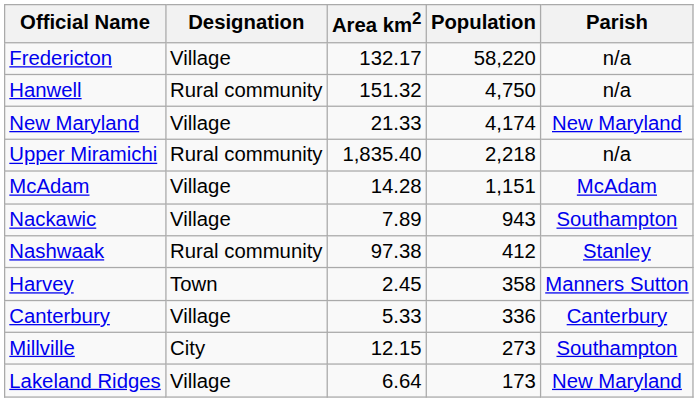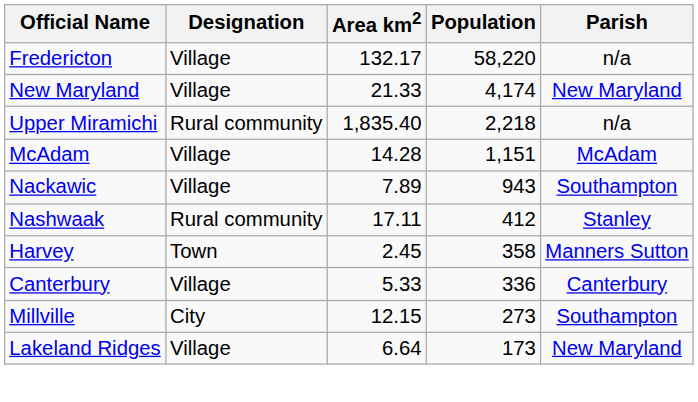- row: (45, 90)
(396, 251) 97.38 -> (397, 219) 17.11
